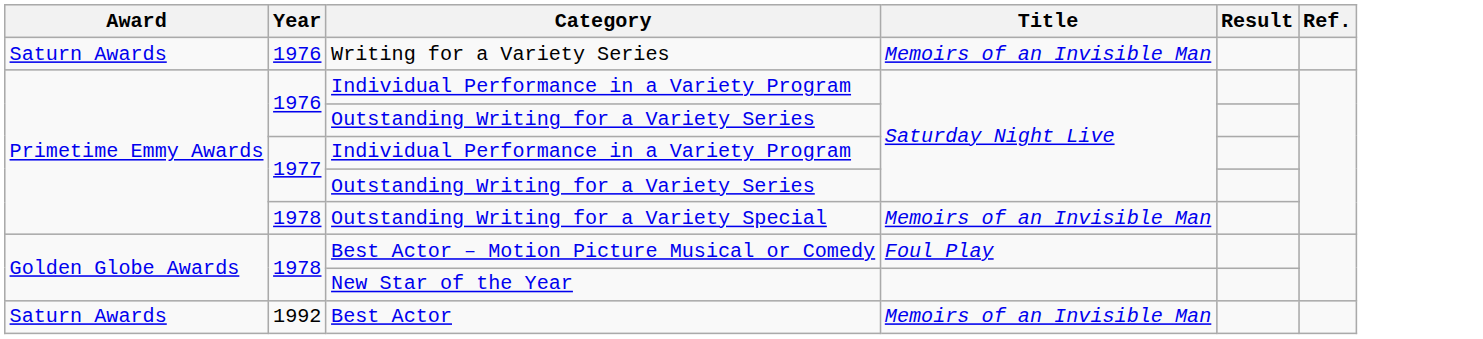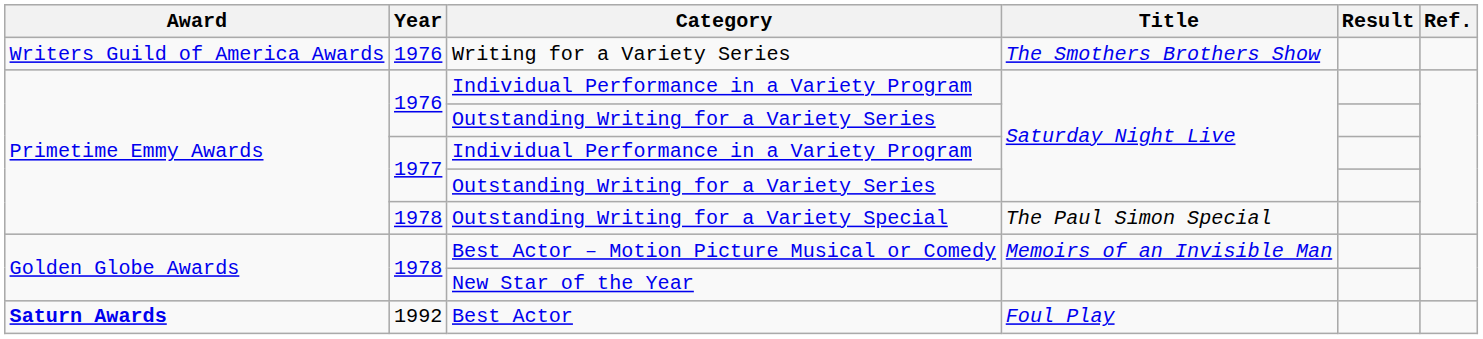(88, 54) Saturn Awards -> (197, 54) Writers Guild of America Awards
(1048, 54) Memoirs of an Invisible Man -> (1163, 54) The Smothers Brothers Show
(1048, 218) Memoirs of an Invisible Man -> (1139, 218) The Paul Simon Special
(939, 251) Foul Play -> (1169, 251) Memoirs of an Invisible Man
(88, 317) normal -> (88, 317) bold
(1048, 317) Memoirs of an Invisible Man -> (1060, 317) Foul Play
